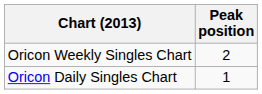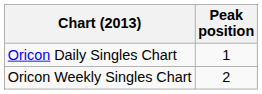rows swapped: (92, 77) <-> (100, 54)
